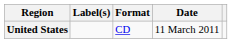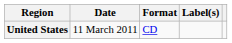columns swapped: (187, 13) <-> (92, 13)
